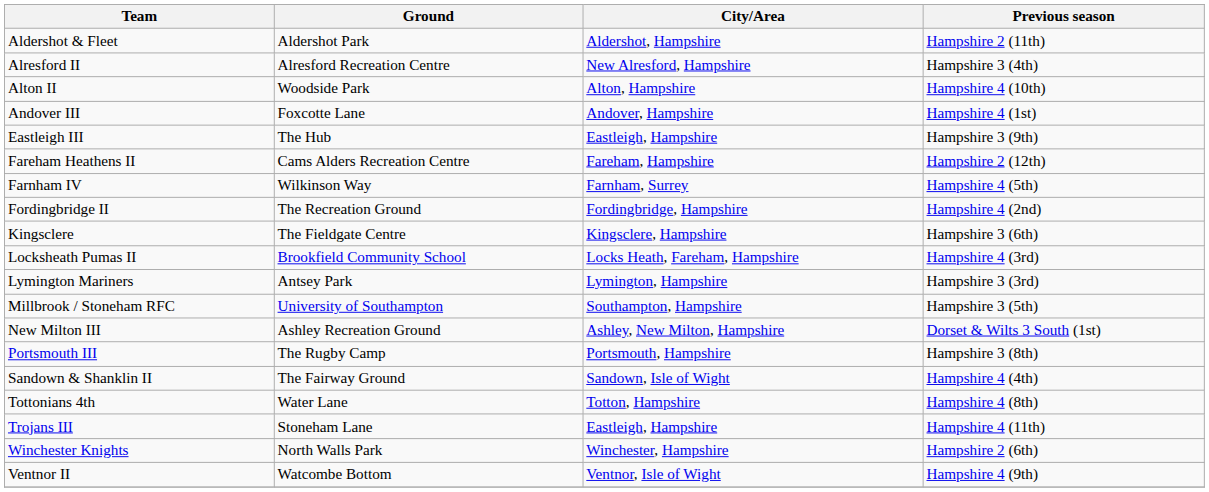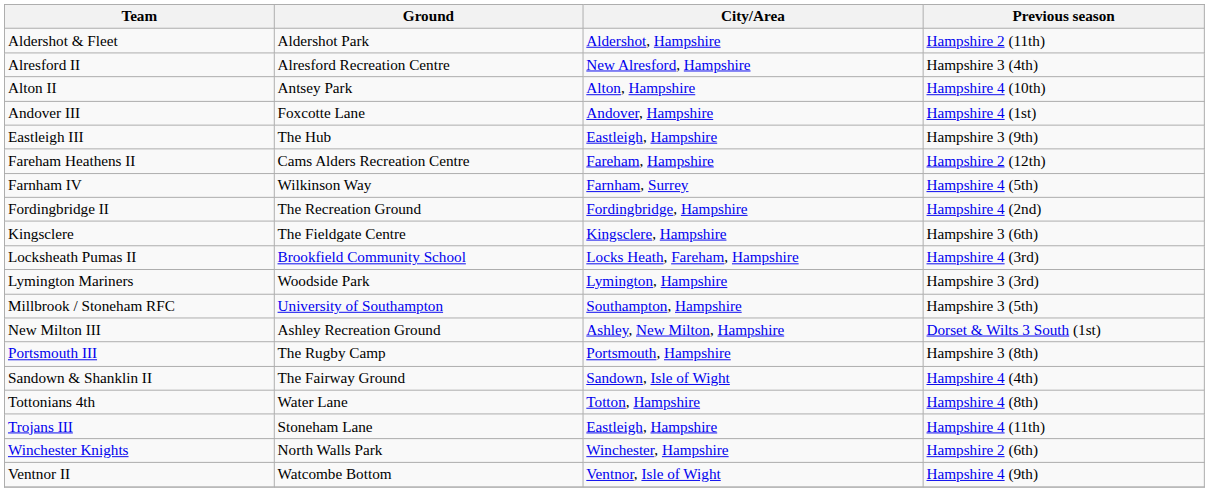(324, 88) Woodside Park -> (315, 88) Antsey Park
(315, 281) Antsey Park -> (324, 281) Woodside Park
